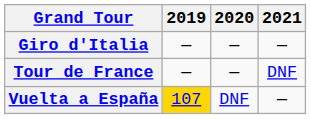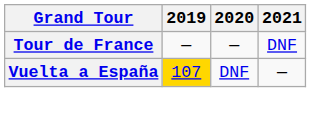- row: (83, 45)
